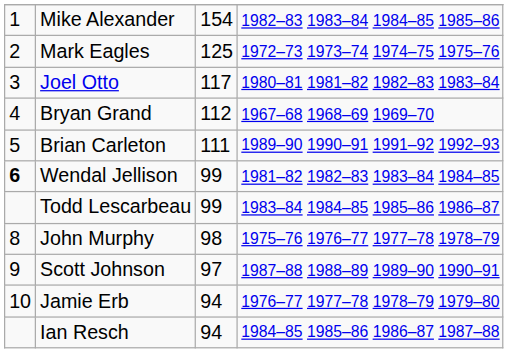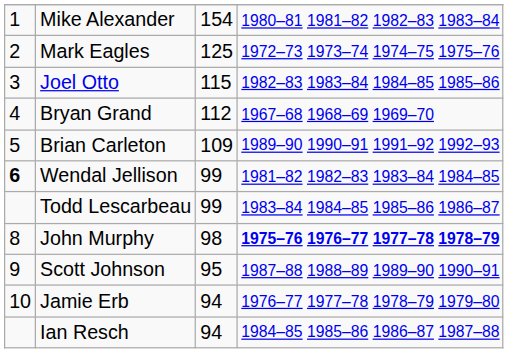(370, 20) 1982–83 1983–84 1984–85 1985–86 -> (370, 20) 1980–81 1981–82 1982–83 1983–84
(216, 82) 117 -> (216, 82) 115
(370, 83) 1980–81 1981–82 1982–83 1983–84 -> (370, 83) 1982–83 1983–84 1984–85 1985–86
(215, 144) 111 -> (217, 144) 109
(370, 239) normal -> (370, 239) bold
(211, 269) 97 -> (211, 269) 95
